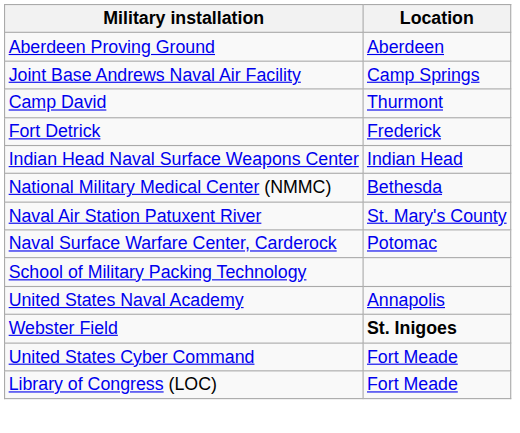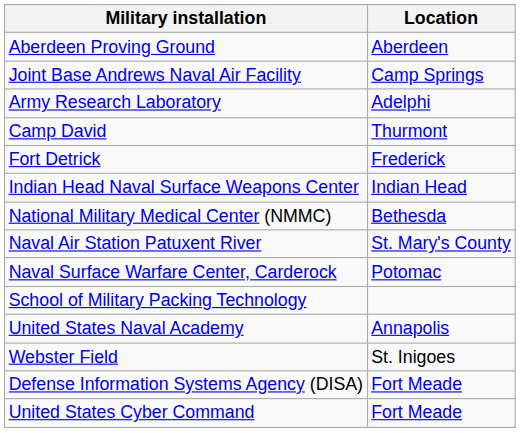+ row: (115, 103)
(412, 328) bold -> (413, 356) normal
+ row: (186, 384)
- row: (113, 384)
